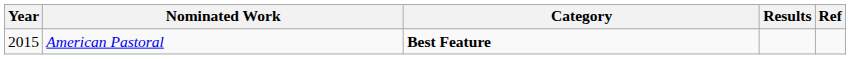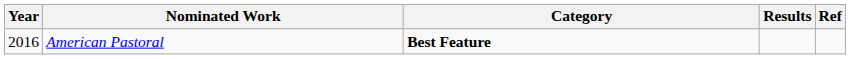(24, 41) 2015 -> (24, 41) 2016
